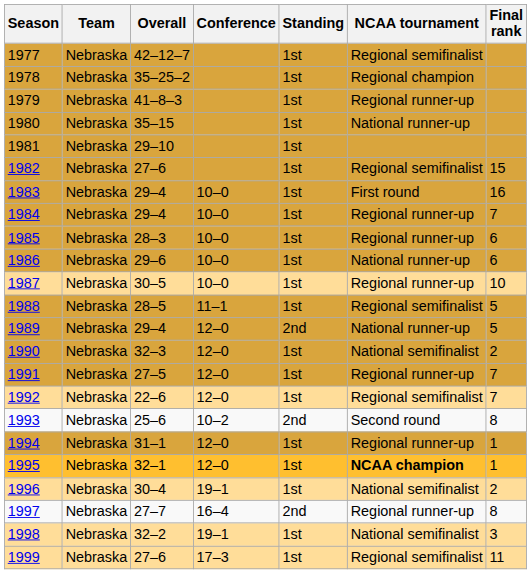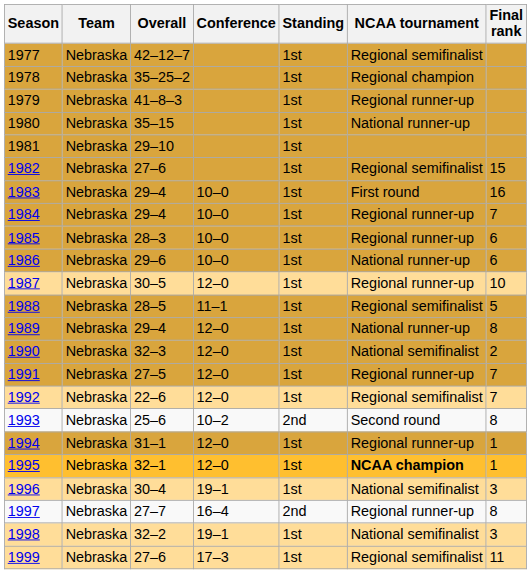(213, 283) 10–0 -> (213, 283) 12–0
(294, 329) 2nd -> (292, 329) 1st
(493, 329) 5 -> (493, 329) 8
(493, 488) 2 -> (493, 488) 3
